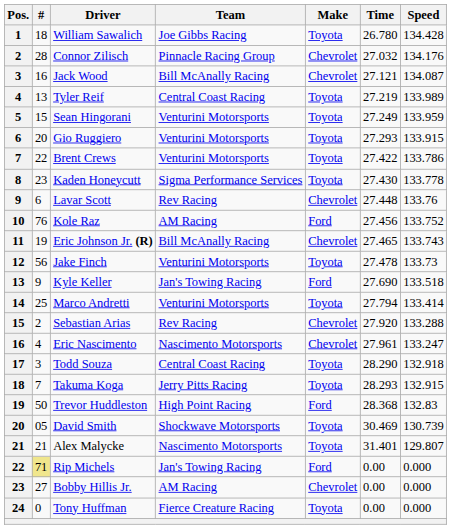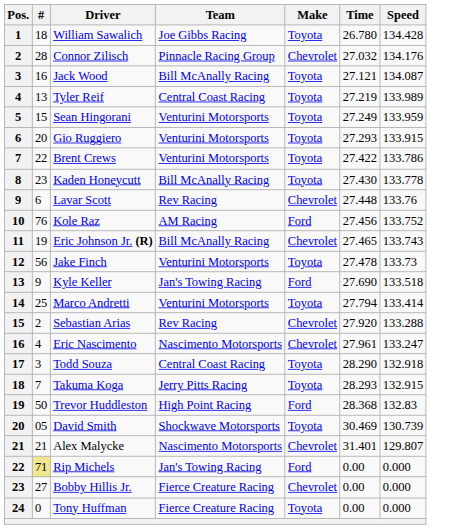(333, 76) Chevrolet -> (305, 76) Toyota
(230, 179) Sigma Performance Services -> (214, 179) Bill McAnally Racing
(325, 446) Toyota -> (312, 446) Chevrolet
(188, 487) AM Racing -> (216, 487) Fierce Creature Racing
